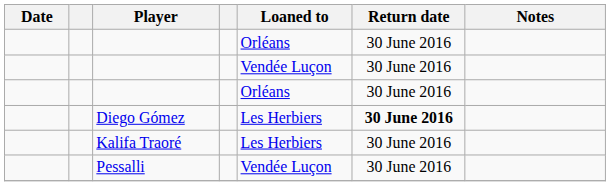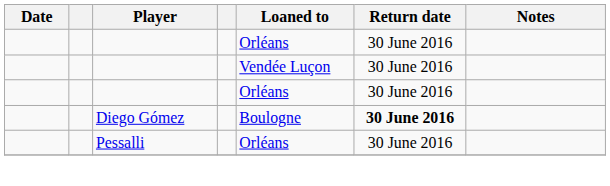(281, 117) Les Herbiers -> (270, 117) Boulogne
- row: (37, 143)
(286, 167) Vendée Luçon -> (264, 142) Orléans
